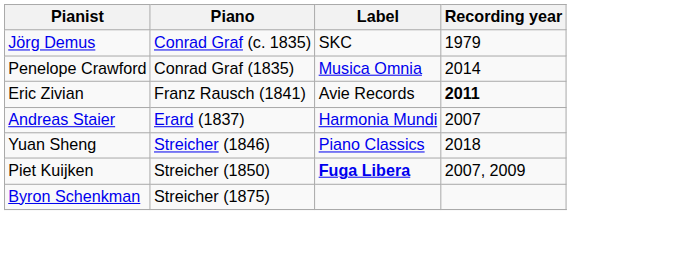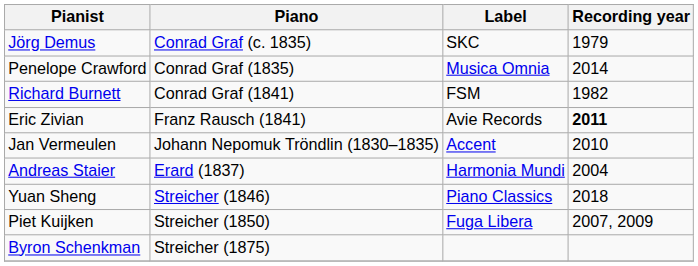+ row: (64, 94)
+ row: (62, 145)
(463, 119) 2007 -> (590, 171) 2004
(364, 171) bold -> (489, 222) normal
